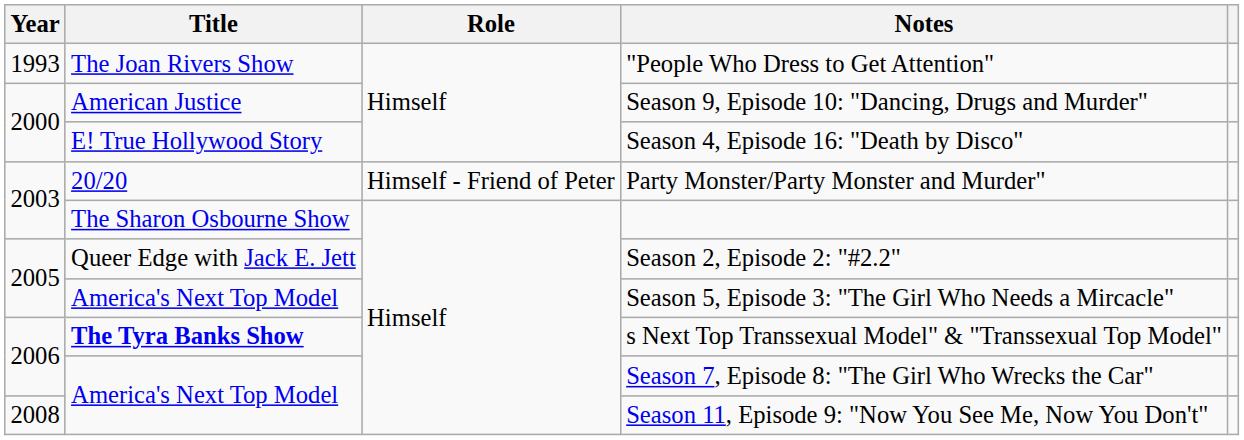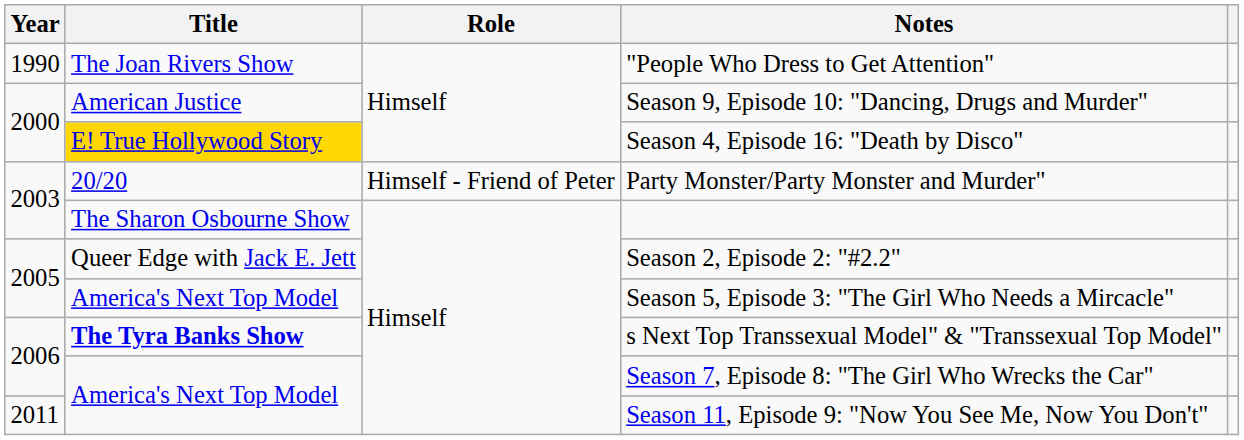(35, 63) 1993 -> (35, 63) 1990
(197, 141) no background -> (197, 141) gold background
(35, 414) 2008 -> (35, 414) 2011
